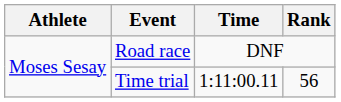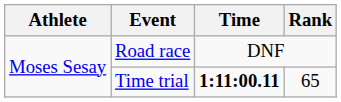(239, 82) normal -> (239, 82) bold
(309, 82) 56 -> (310, 82) 65
